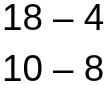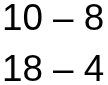rows swapped: (53, 18) <-> (53, 68)
